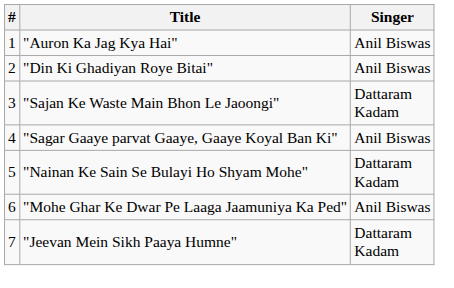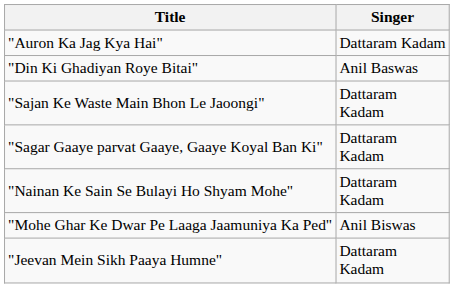- column: (12, 17)
(392, 43) Anil Biswas -> (393, 43) Dattaram Kadam
(392, 68) Anil Biswas -> (379, 68) Anil Baswas
(392, 138) Anil Biswas -> (368, 147) Dattaram Kadam
